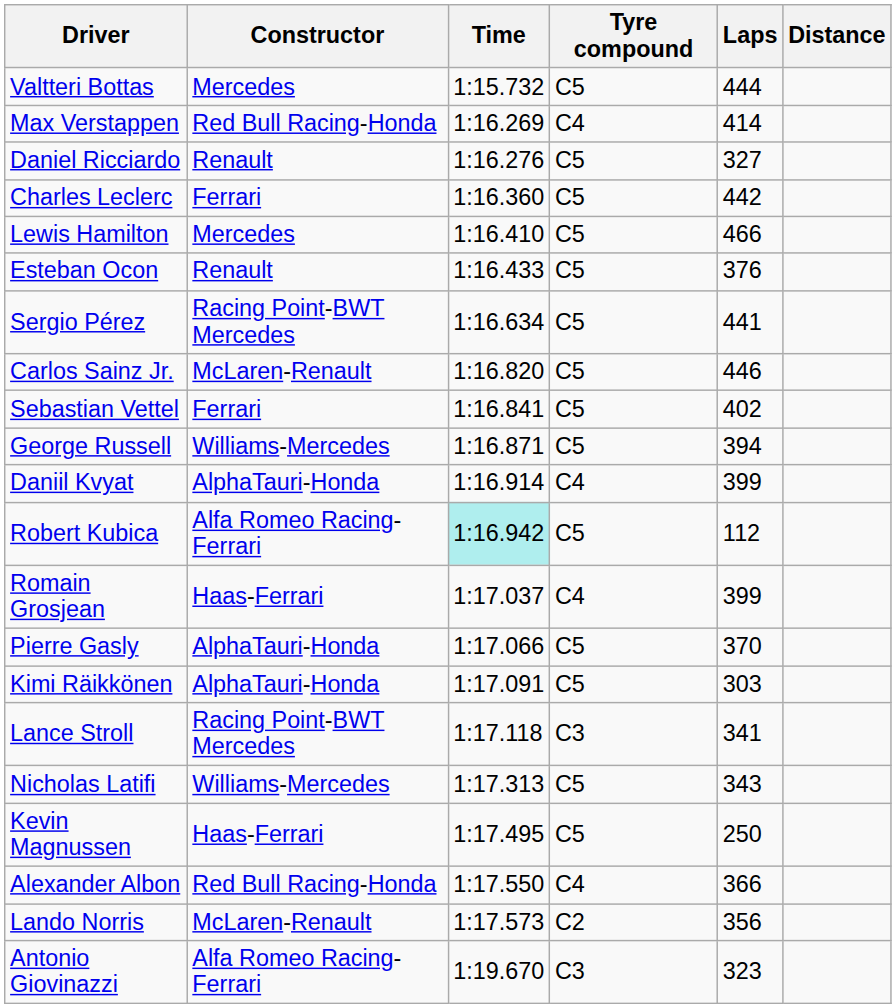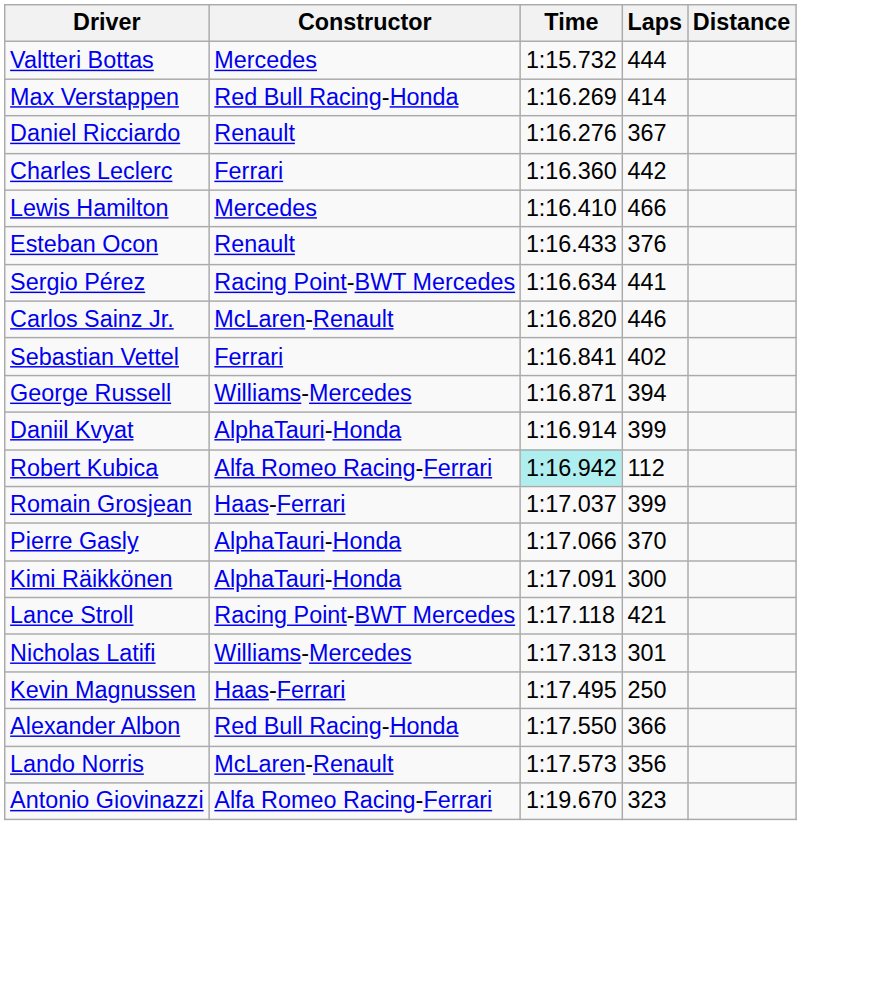- column: (634, 36)
(742, 160) 327 -> (647, 134) 367
(742, 683) 303 -> (647, 578) 300
(742, 734) 341 -> (647, 615) 421
(742, 784) 343 -> (647, 652) 301
